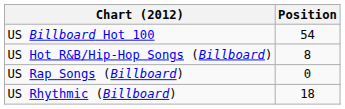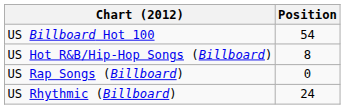(308, 94) 18 -> (308, 94) 24
